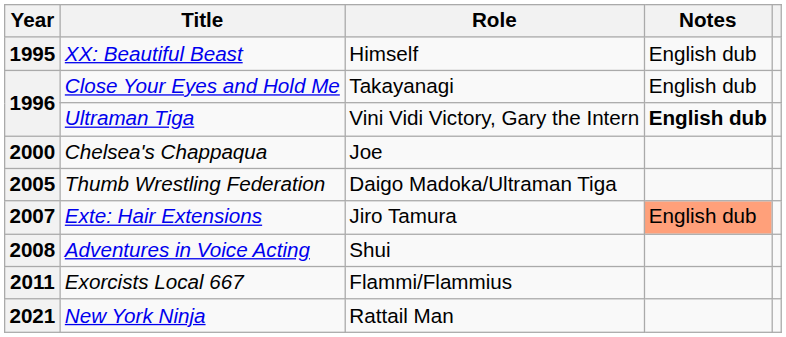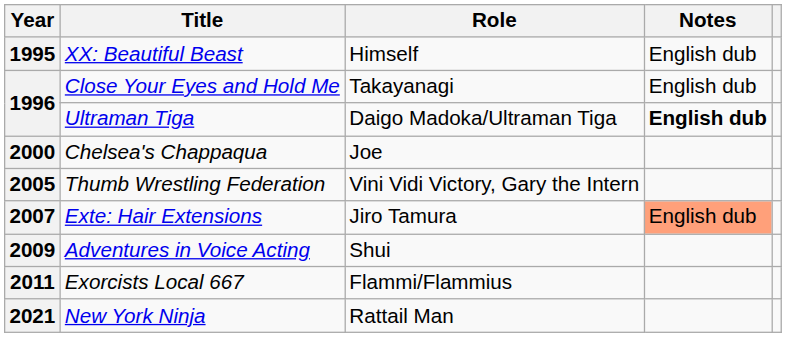(494, 119) Vini Vidi Victory, Gary the Intern -> (483, 119) Daigo Madoka/Ultraman Tiga
(483, 184) Daigo Madoka/Ultraman Tiga -> (494, 184) Vini Vidi Victory, Gary the Intern
(32, 250) 2008 -> (32, 250) 2009
